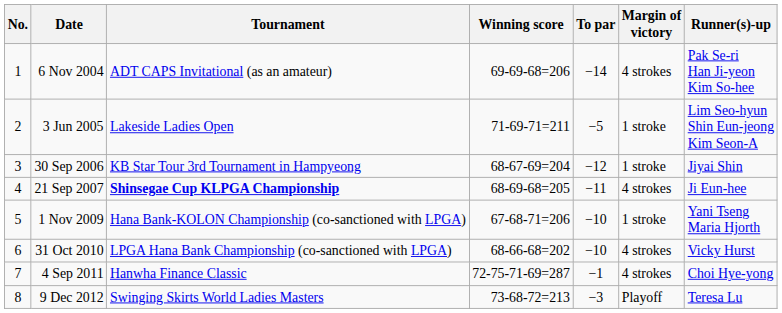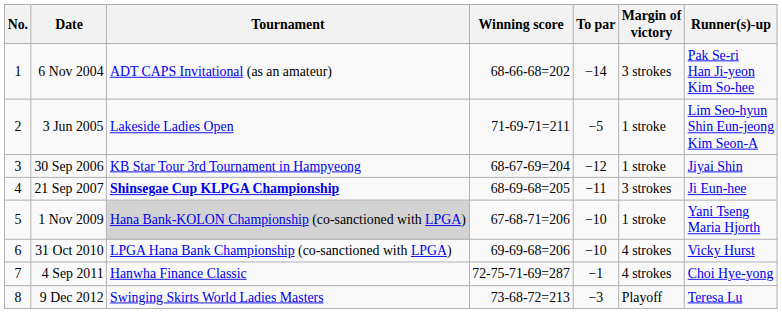(530, 71) 69-69-68=206 -> (530, 71) 68-66-68=202
(647, 71) 4 strokes -> (647, 71) 3 strokes
(647, 189) 4 strokes -> (647, 189) 3 strokes
(288, 220) no background -> (288, 220) lightgrey background
(530, 251) 68-66-68=202 -> (530, 251) 69-69-68=206
